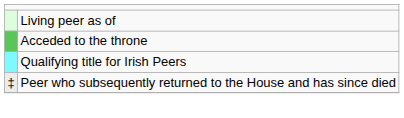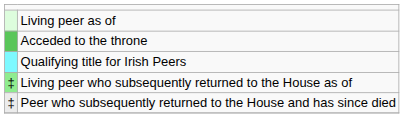+ row: (186, 82)
